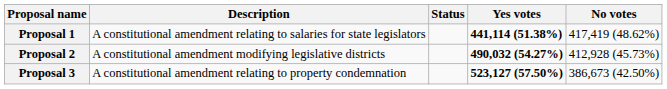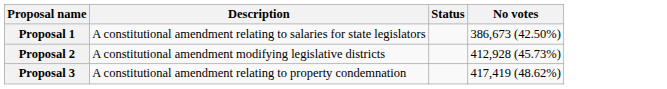- column: (517, 14)
(614, 34) 417,419 (48.62%) -> (516, 34) 386,673 (42.50%)
(614, 73) 386,673 (42.50%) -> (516, 73) 417,419 (48.62%)
